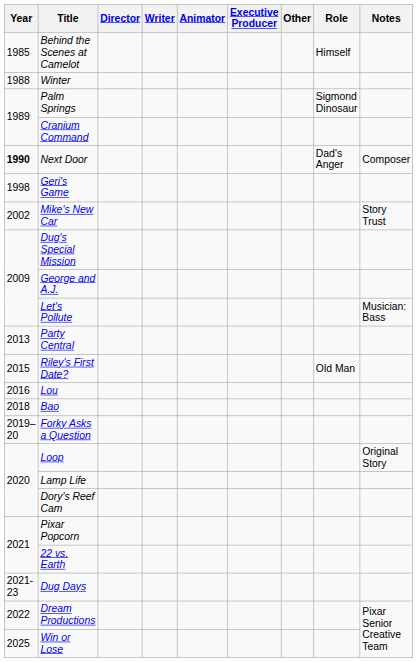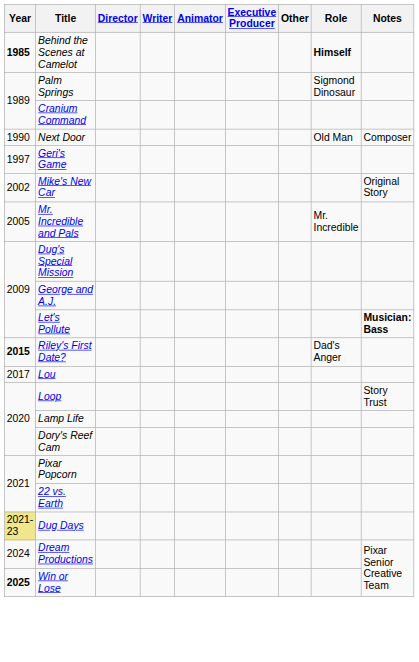(18, 52) normal -> (18, 52) bold
(333, 52) normal -> (332, 52) bold
- row: (55, 80)
(18, 159) bold -> (18, 137) normal
(330, 159) Dad's Anger -> (333, 137) Old Man
(18, 187) 1998 -> (18, 159) 1997
(374, 215) Story Trust -> (381, 187) Original Story
+ row: (61, 221)
(384, 312) normal -> (387, 323) bold
- row: (57, 340)
(18, 368) normal -> (18, 352) bold
(335, 368) Old Man -> (327, 352) Dad's Anger
(18, 390) 2016 -> (18, 374) 2017
- row: (50, 407)
- row: (66, 429)
(380, 457) Original Story -> (376, 396) Story Trust
(20, 587) no background -> (20, 526) khaki background
(18, 615) 2022 -> (18, 554) 2024
(18, 643) normal -> (18, 582) bold
